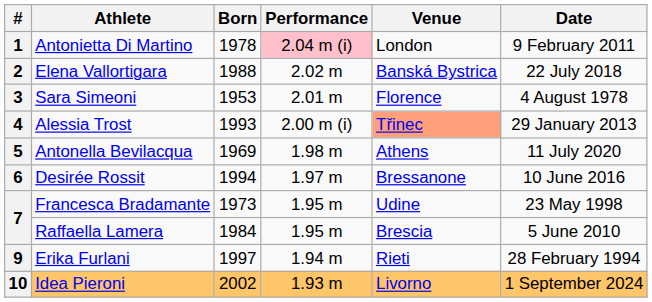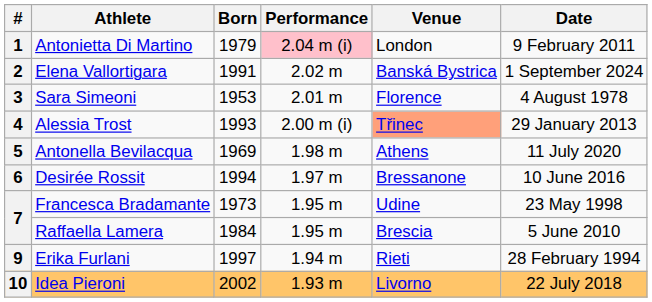(238, 45) 1978 -> (238, 45) 1979
(238, 72) 1988 -> (238, 72) 1991
(574, 72) 22 July 2018 -> (574, 72) 1 September 2024
(574, 284) 1 September 2024 -> (574, 284) 22 July 2018
